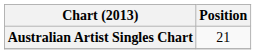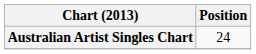(223, 37) 21 -> (223, 37) 24
